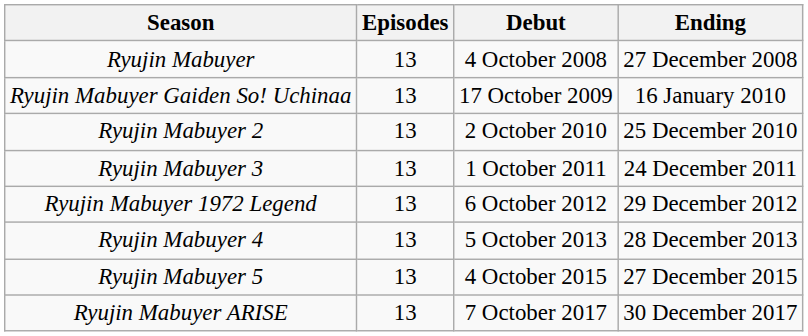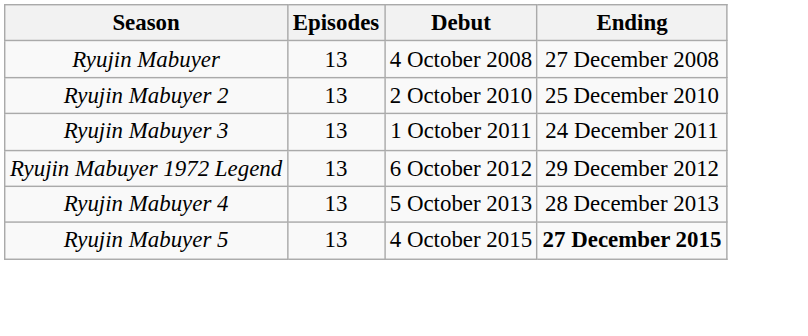- row: (181, 95)
(710, 276) normal -> (632, 240) bold
- row: (181, 312)
